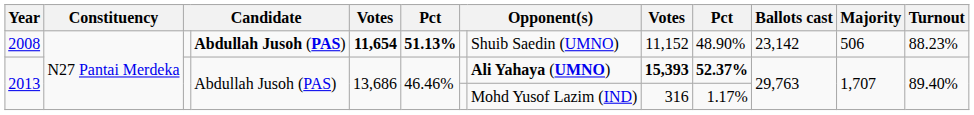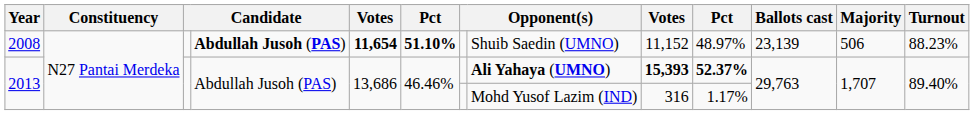(430, 43) 51.13% -> (430, 43) 51.10%
(721, 43) 48.90% -> (721, 43) 48.97%
(777, 43) 23,142 -> (777, 43) 23,139
